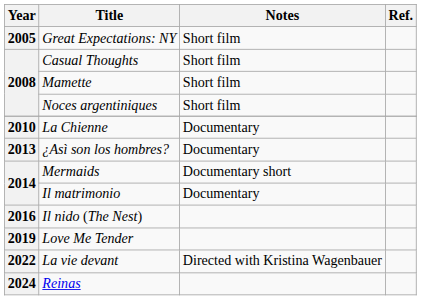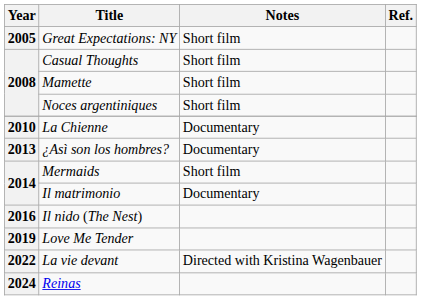(237, 171) Documentary short -> (212, 171) Short film
